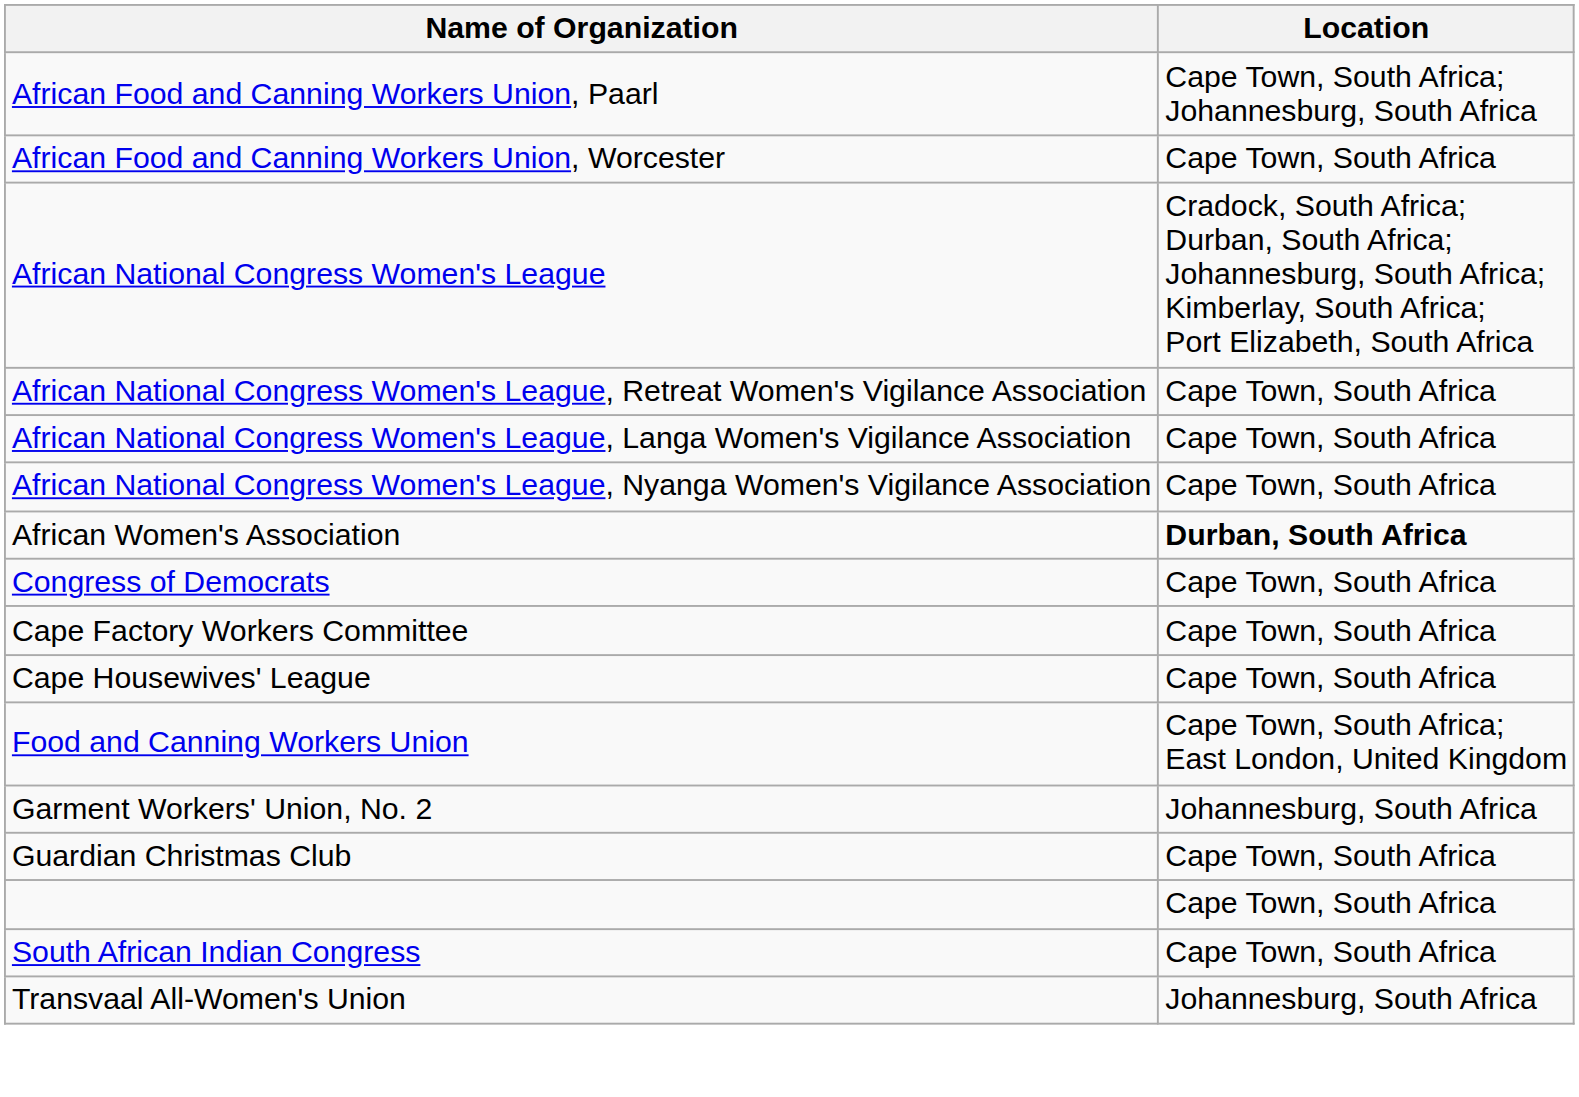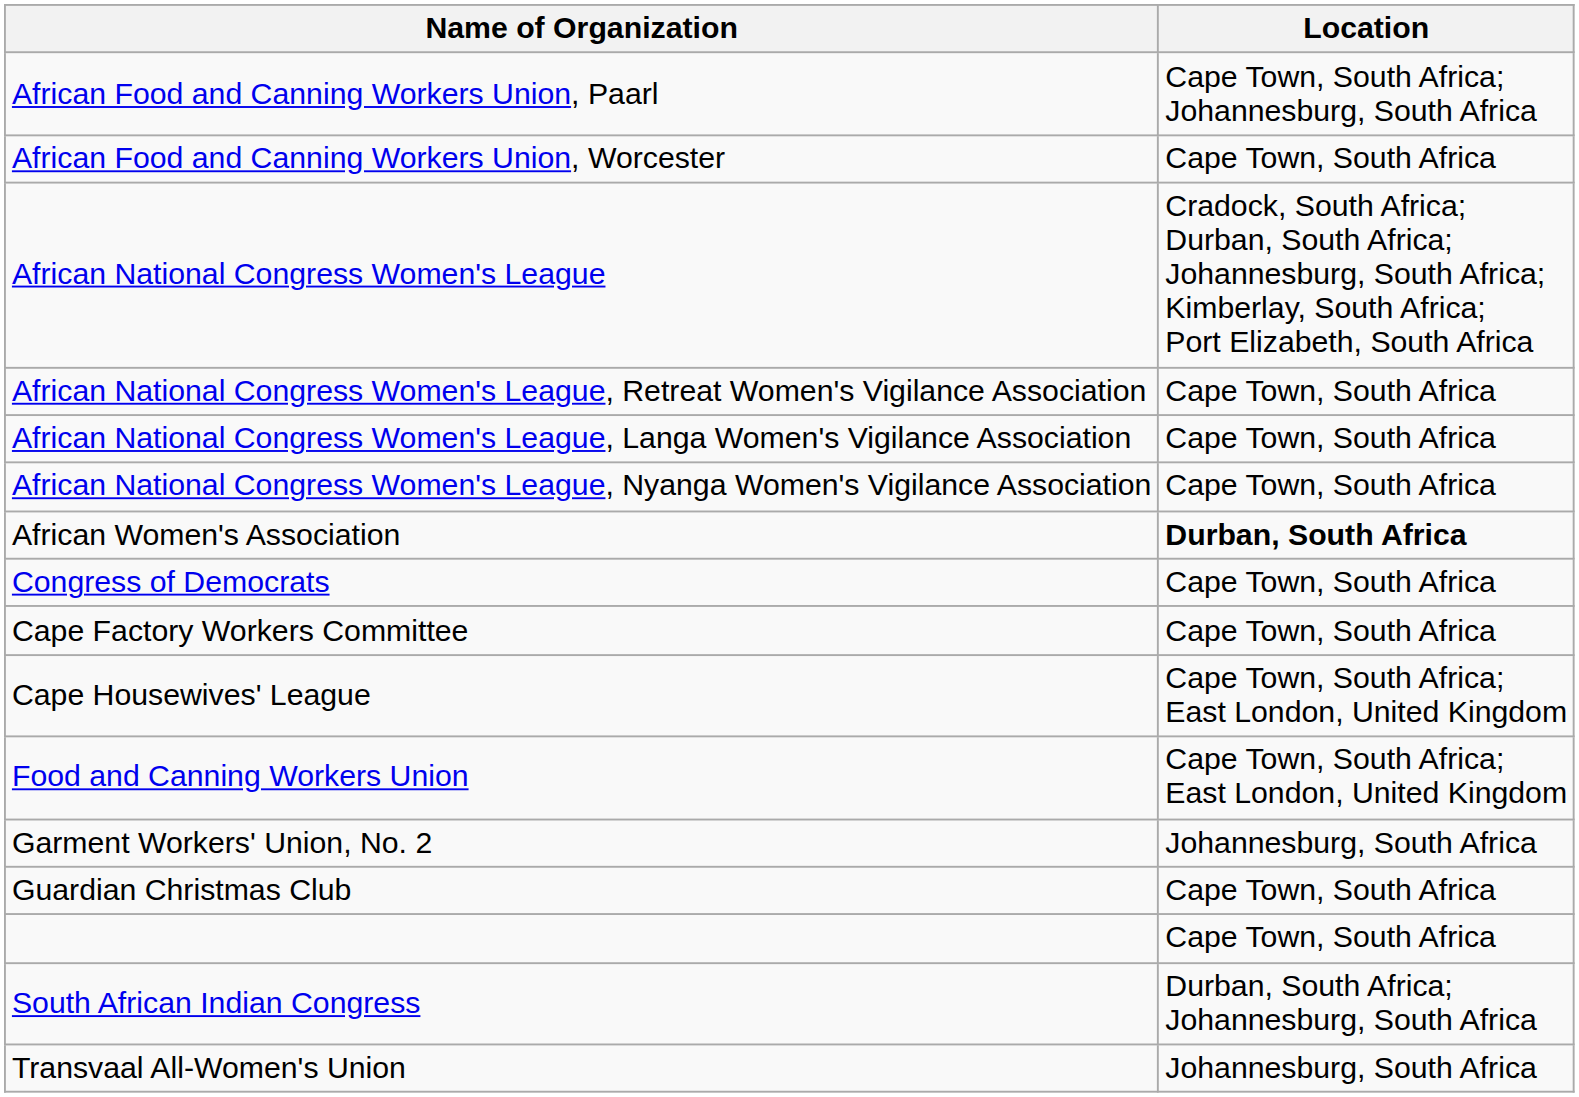(1331, 678) Cape Town, South Africa -> (1366, 695) Cape Town, South Africa; East London, United Kingdom
(1331, 951) Cape Town, South Africa -> (1351, 1003) Durban, South Africa; Johannesburg, South Africa
